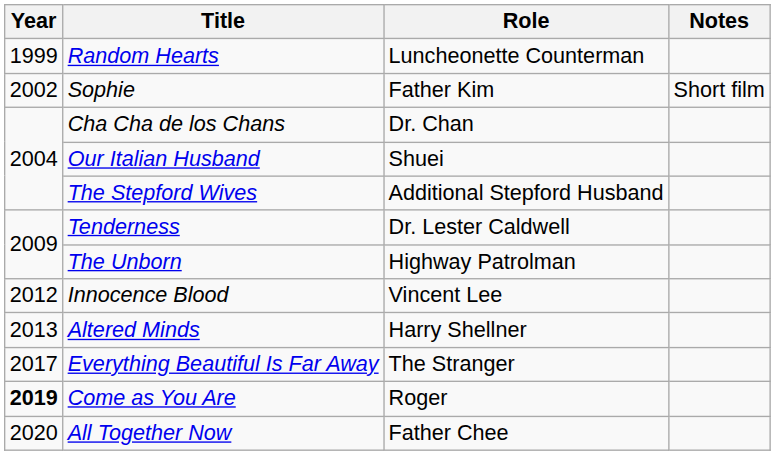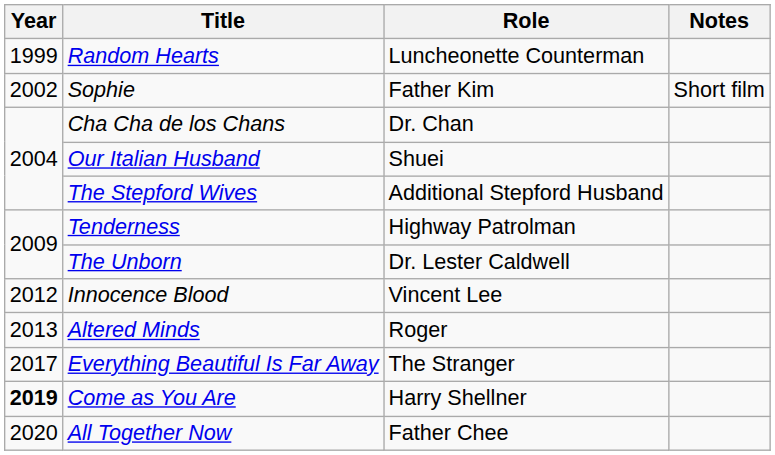(479, 227) Dr. Lester Caldwell -> (482, 227) Highway Patrolman
(482, 261) Highway Patrolman -> (479, 261) Dr. Lester Caldwell
(458, 329) Harry Shellner -> (418, 329) Roger
(418, 398) Roger -> (458, 398) Harry Shellner
